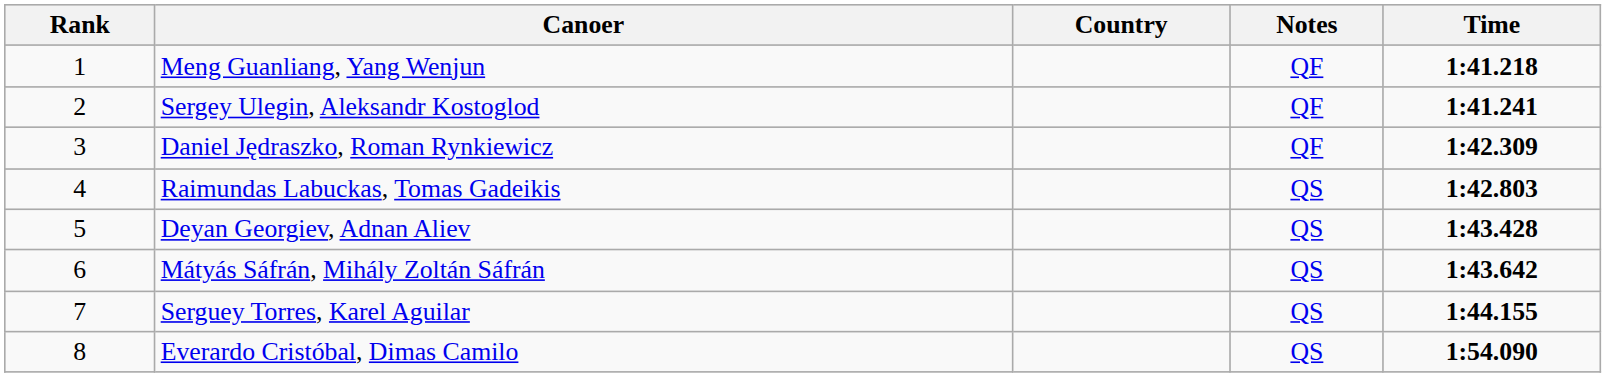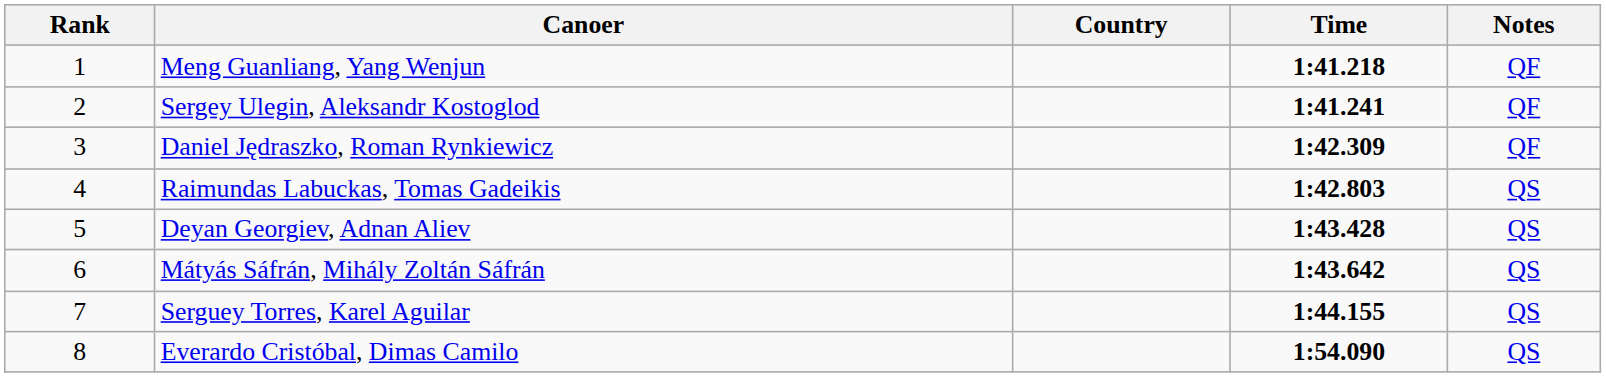columns swapped: (1492, 24) <-> (1307, 24)
